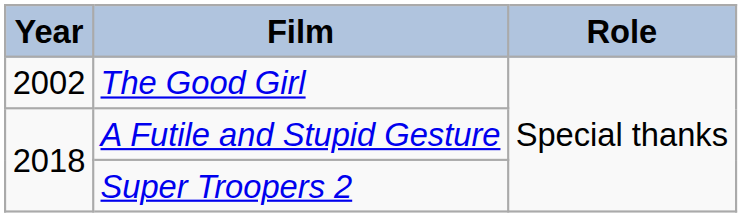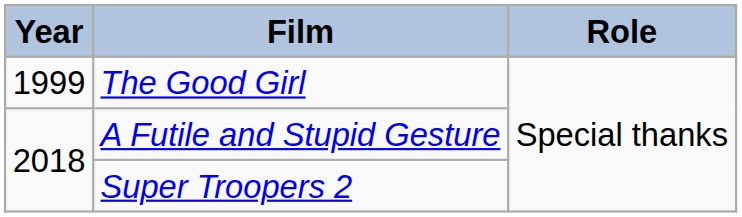(49, 83) 2002 -> (49, 83) 1999
